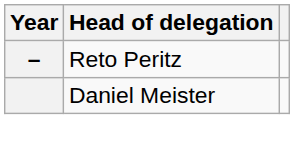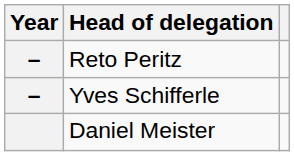+ row: (144, 95)
